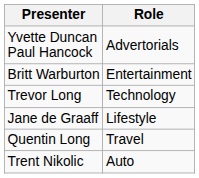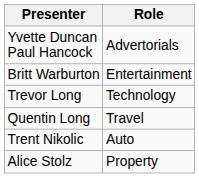- row: (53, 118)
+ row: (40, 161)
